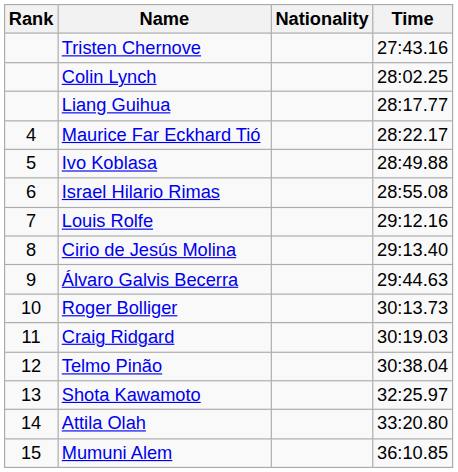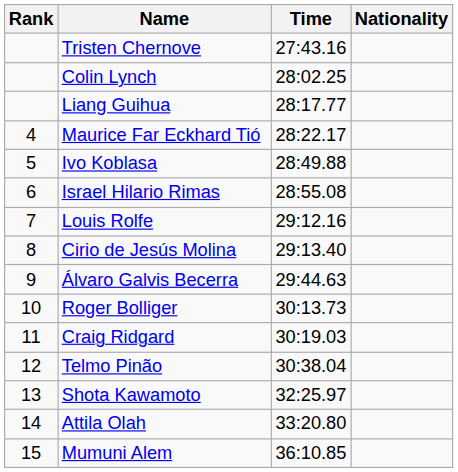columns swapped: (322, 18) <-> (413, 18)
